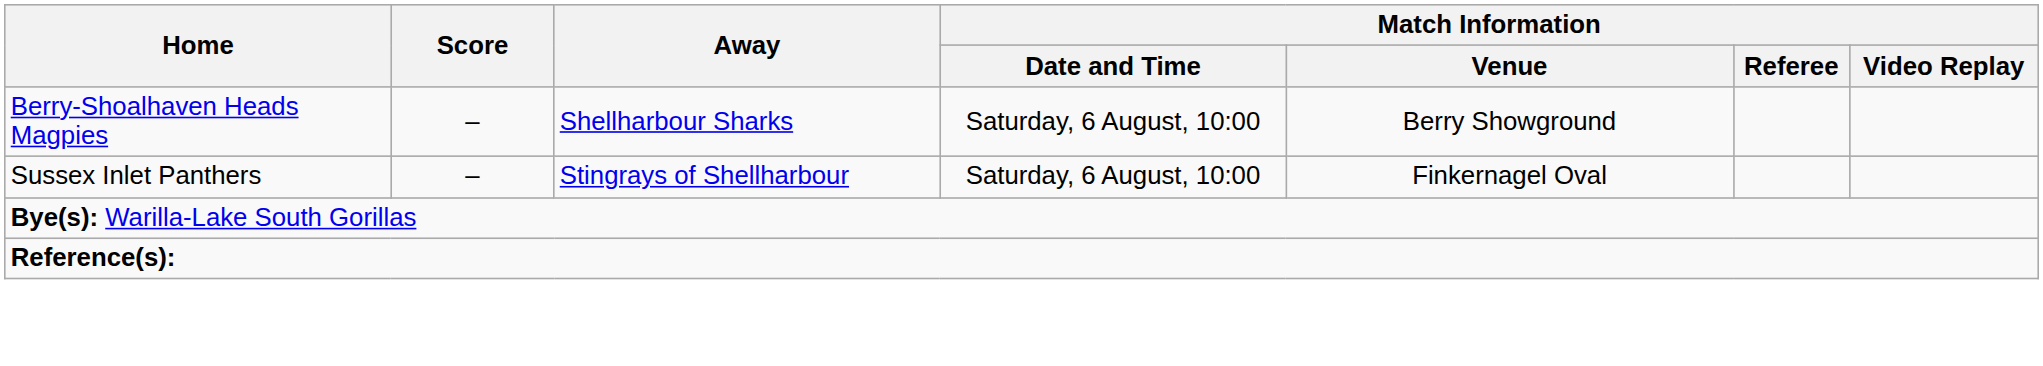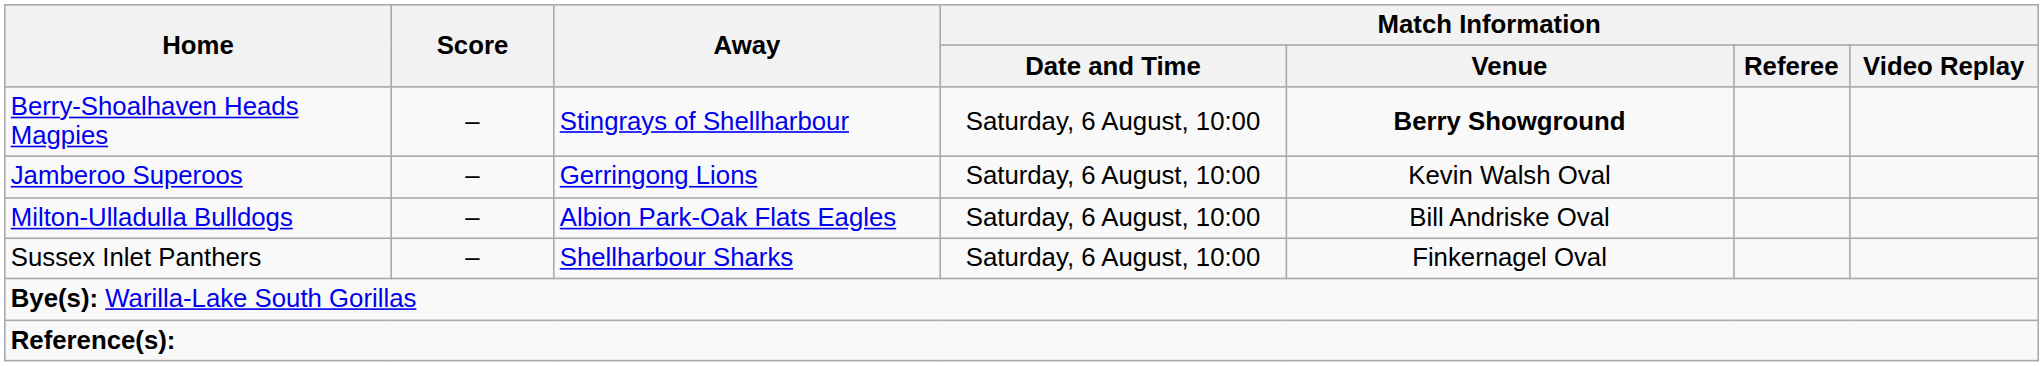(676, 121) Shellharbour Sharks -> (704, 121) Stingrays of Shellharbour
(1510, 121) normal -> (1510, 121) bold
+ row: (127, 176)
+ row: (152, 217)
(704, 176) Stingrays of Shellharbour -> (676, 258) Shellharbour Sharks
